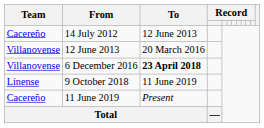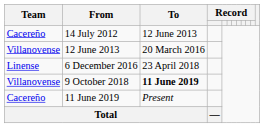(33, 66) Villanovense -> (23, 66) Linense
(172, 66) bold -> (171, 66) normal
(23, 82) Linense -> (33, 82) Villanovense
(169, 82) normal -> (170, 82) bold
